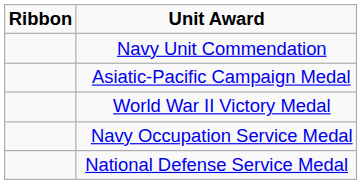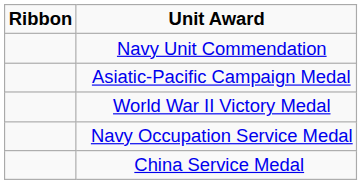+ row: (217, 164)
- row: (217, 164)
